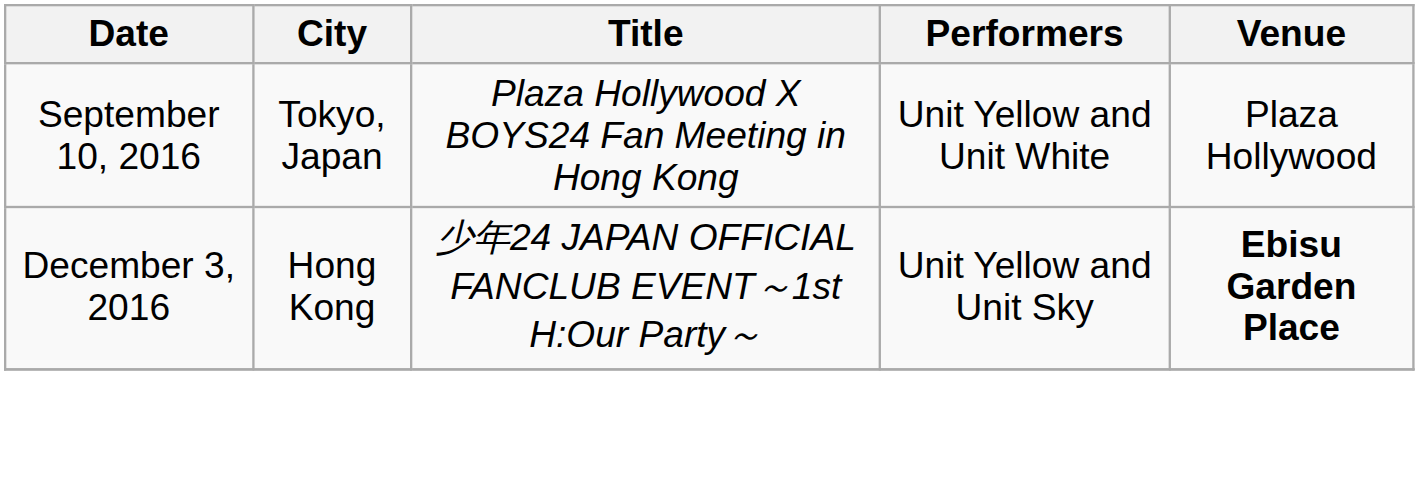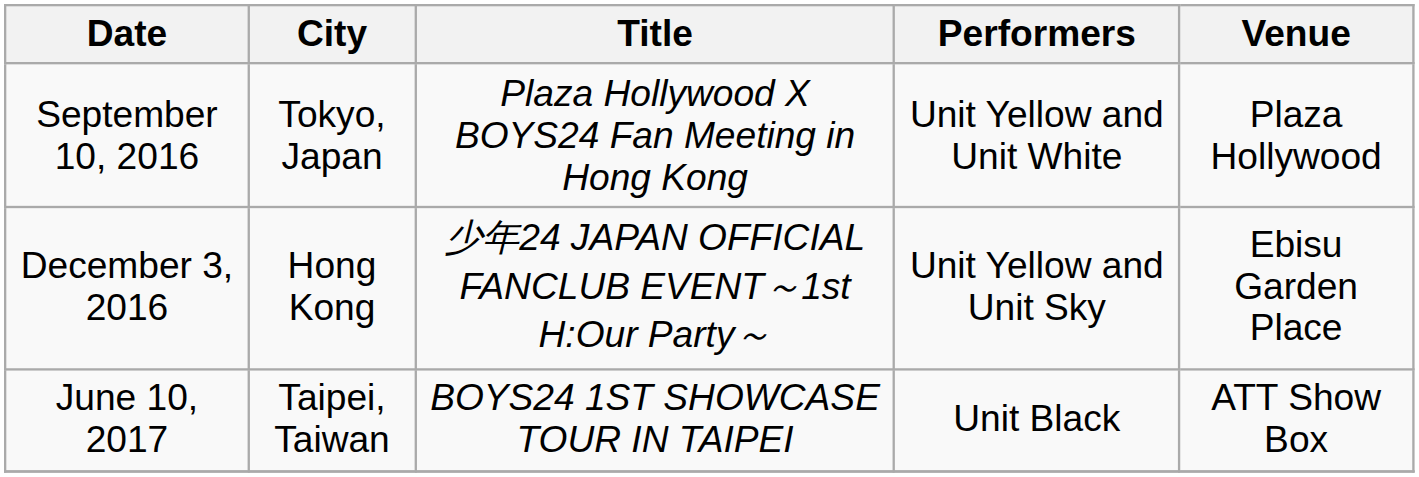(1291, 287) bold -> (1296, 287) normal
+ row: (127, 419)
